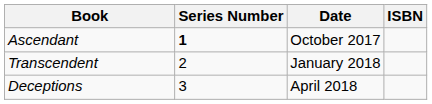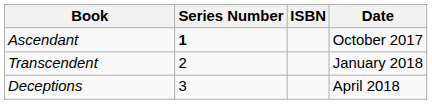columns swapped: (335, 16) <-> (405, 16)
